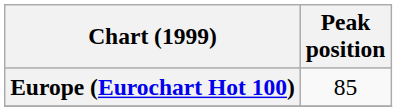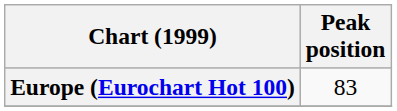(346, 86) 85 -> (346, 86) 83
